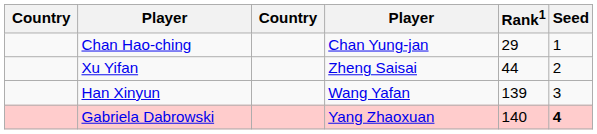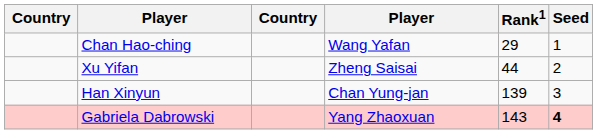(378, 44) Chan Yung-jan -> (369, 44) Wang Yafan
(369, 92) Wang Yafan -> (378, 92) Chan Yung-jan
(514, 117) 140 -> (514, 117) 143
